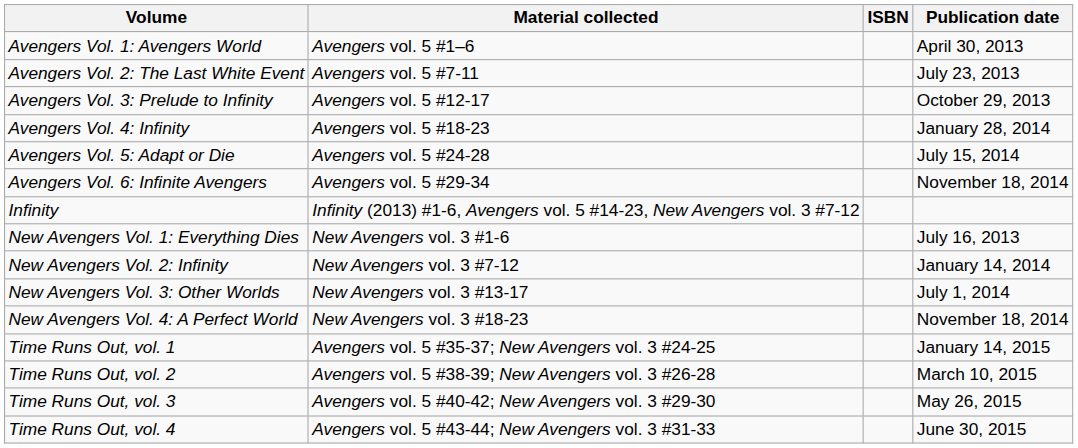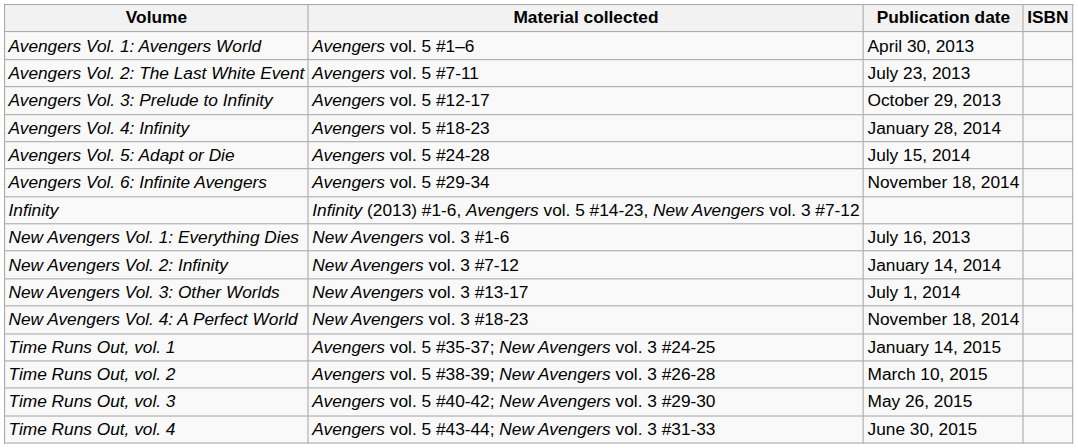columns swapped: (993, 18) <-> (888, 18)
